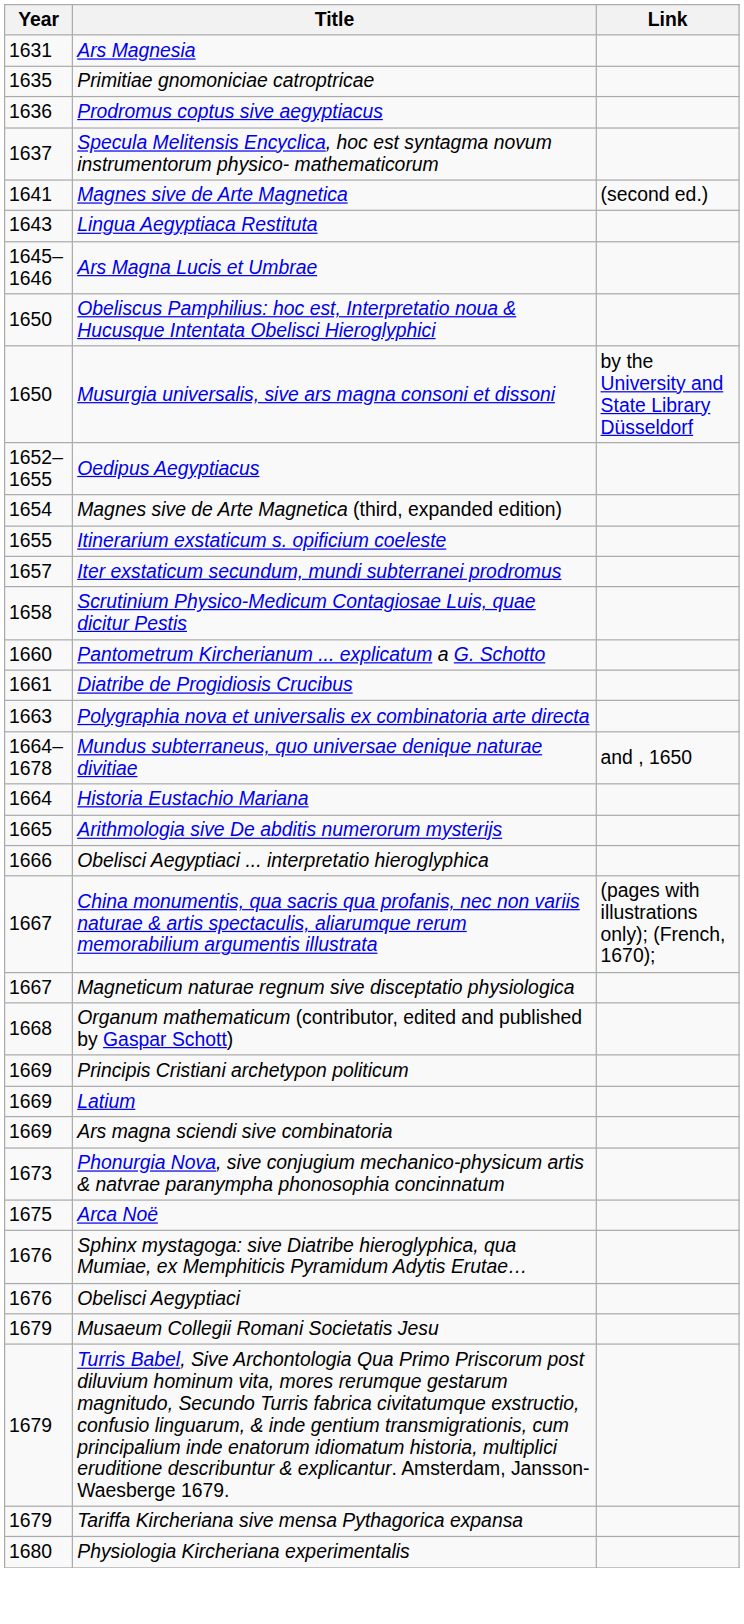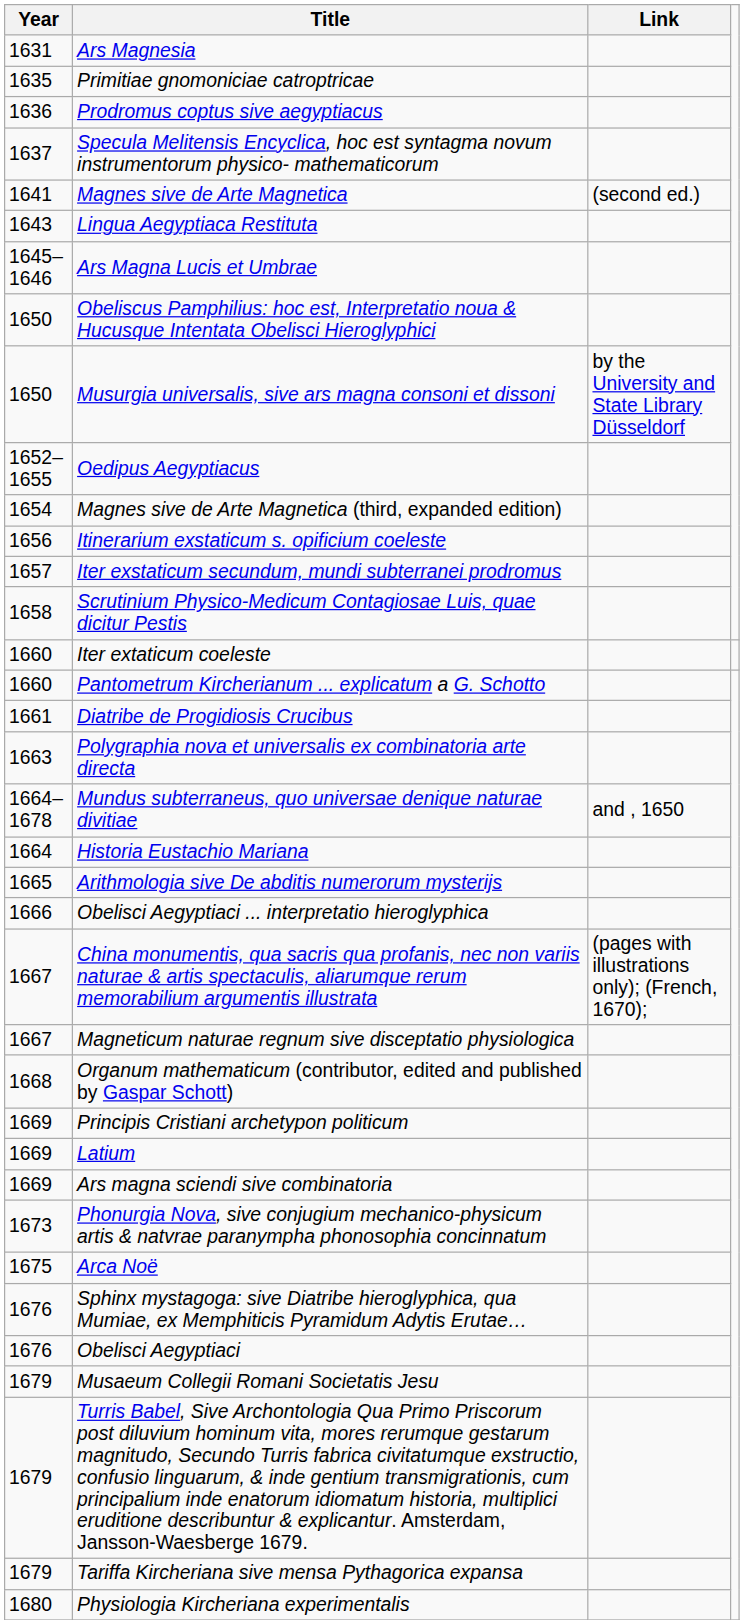(31, 540) 1655 -> (31, 540) 1656
+ row: (174, 654)
